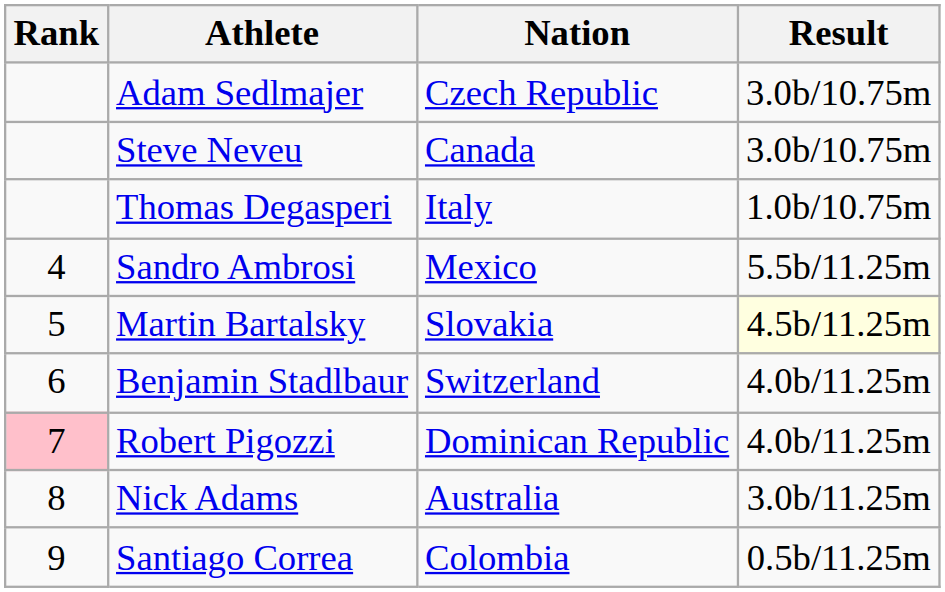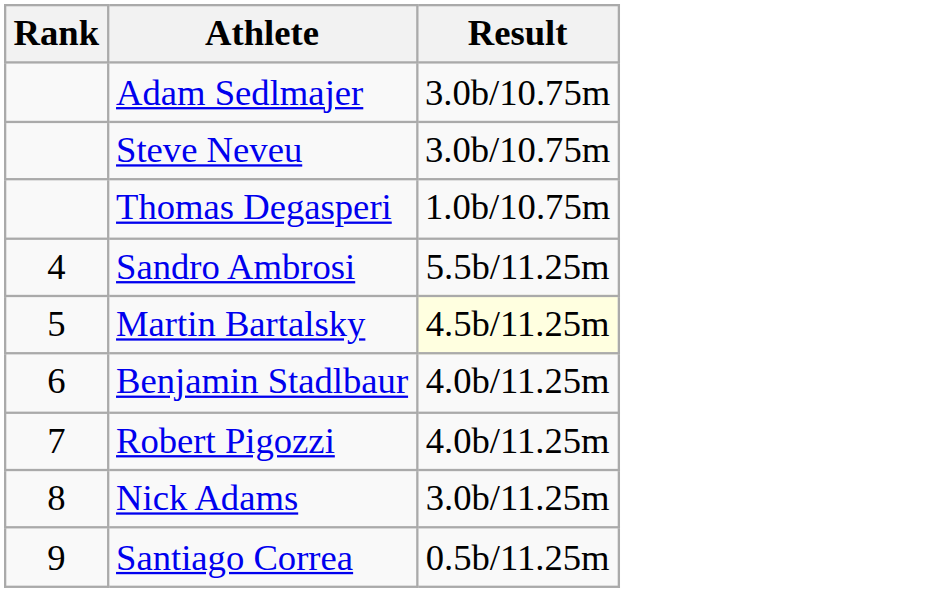- column: (577, 33)
(56, 440) pink background -> (56, 440) no background
